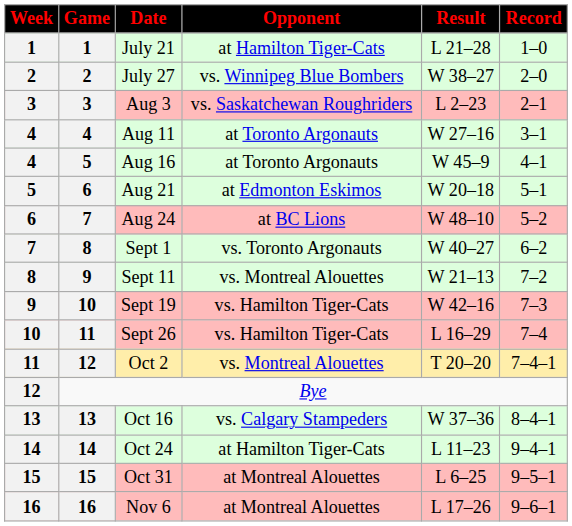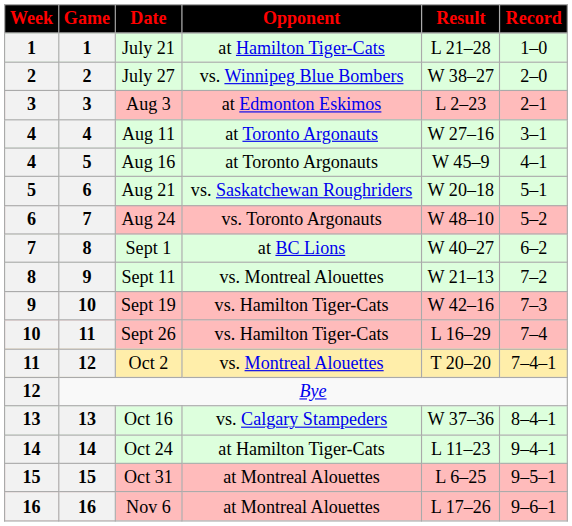(302, 104) vs. Saskatchewan Roughriders -> (302, 104) at Edmonton Eskimos
(302, 190) at Edmonton Eskimos -> (302, 190) vs. Saskatchewan Roughriders
(302, 219) at BC Lions -> (302, 219) vs. Toronto Argonauts
(302, 248) vs. Toronto Argonauts -> (302, 248) at BC Lions
